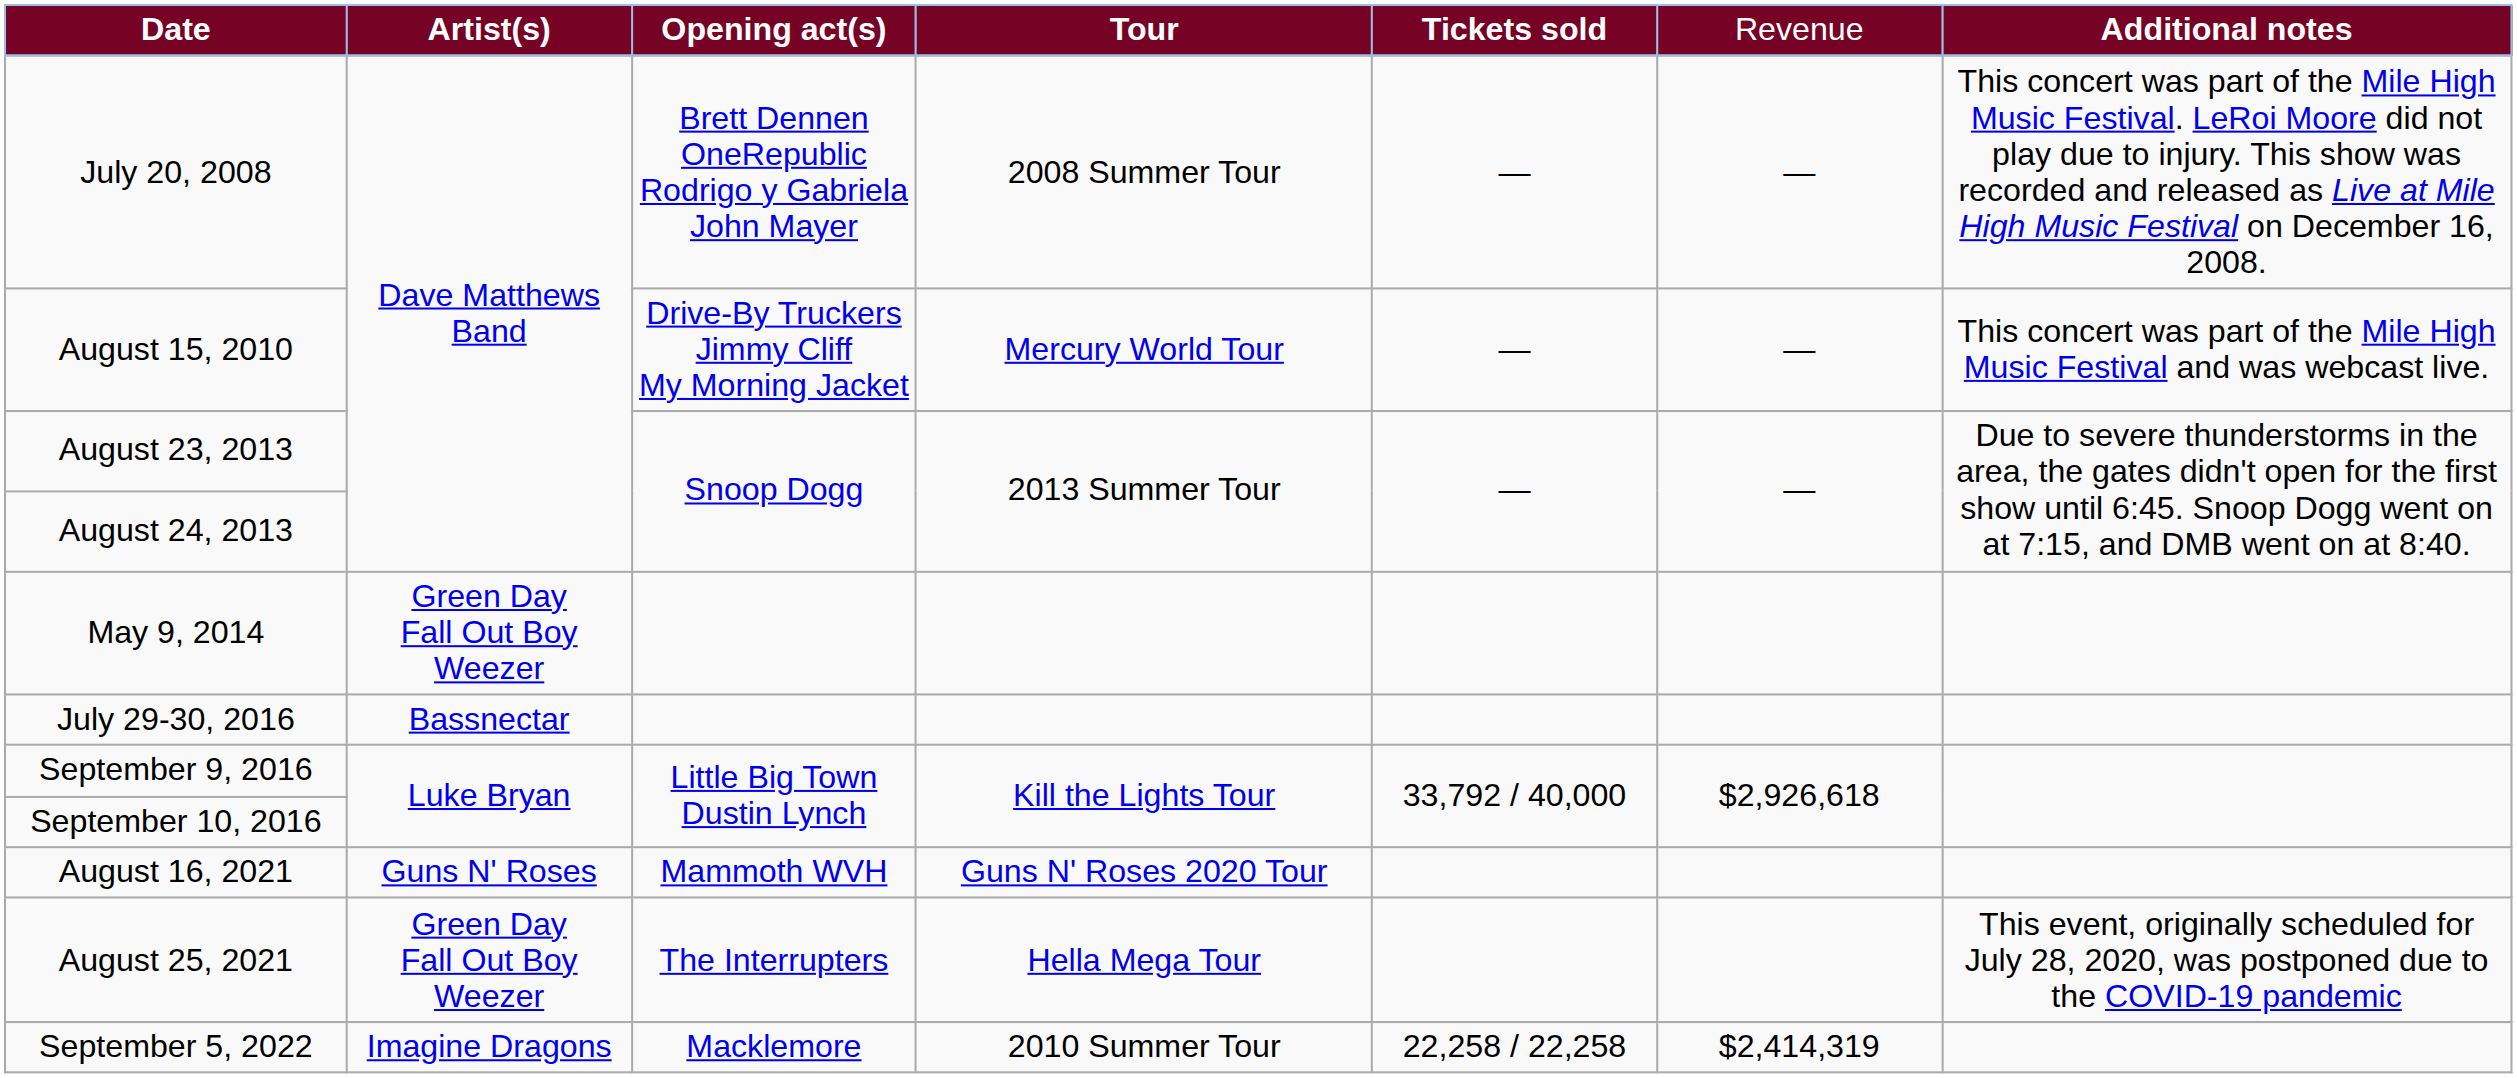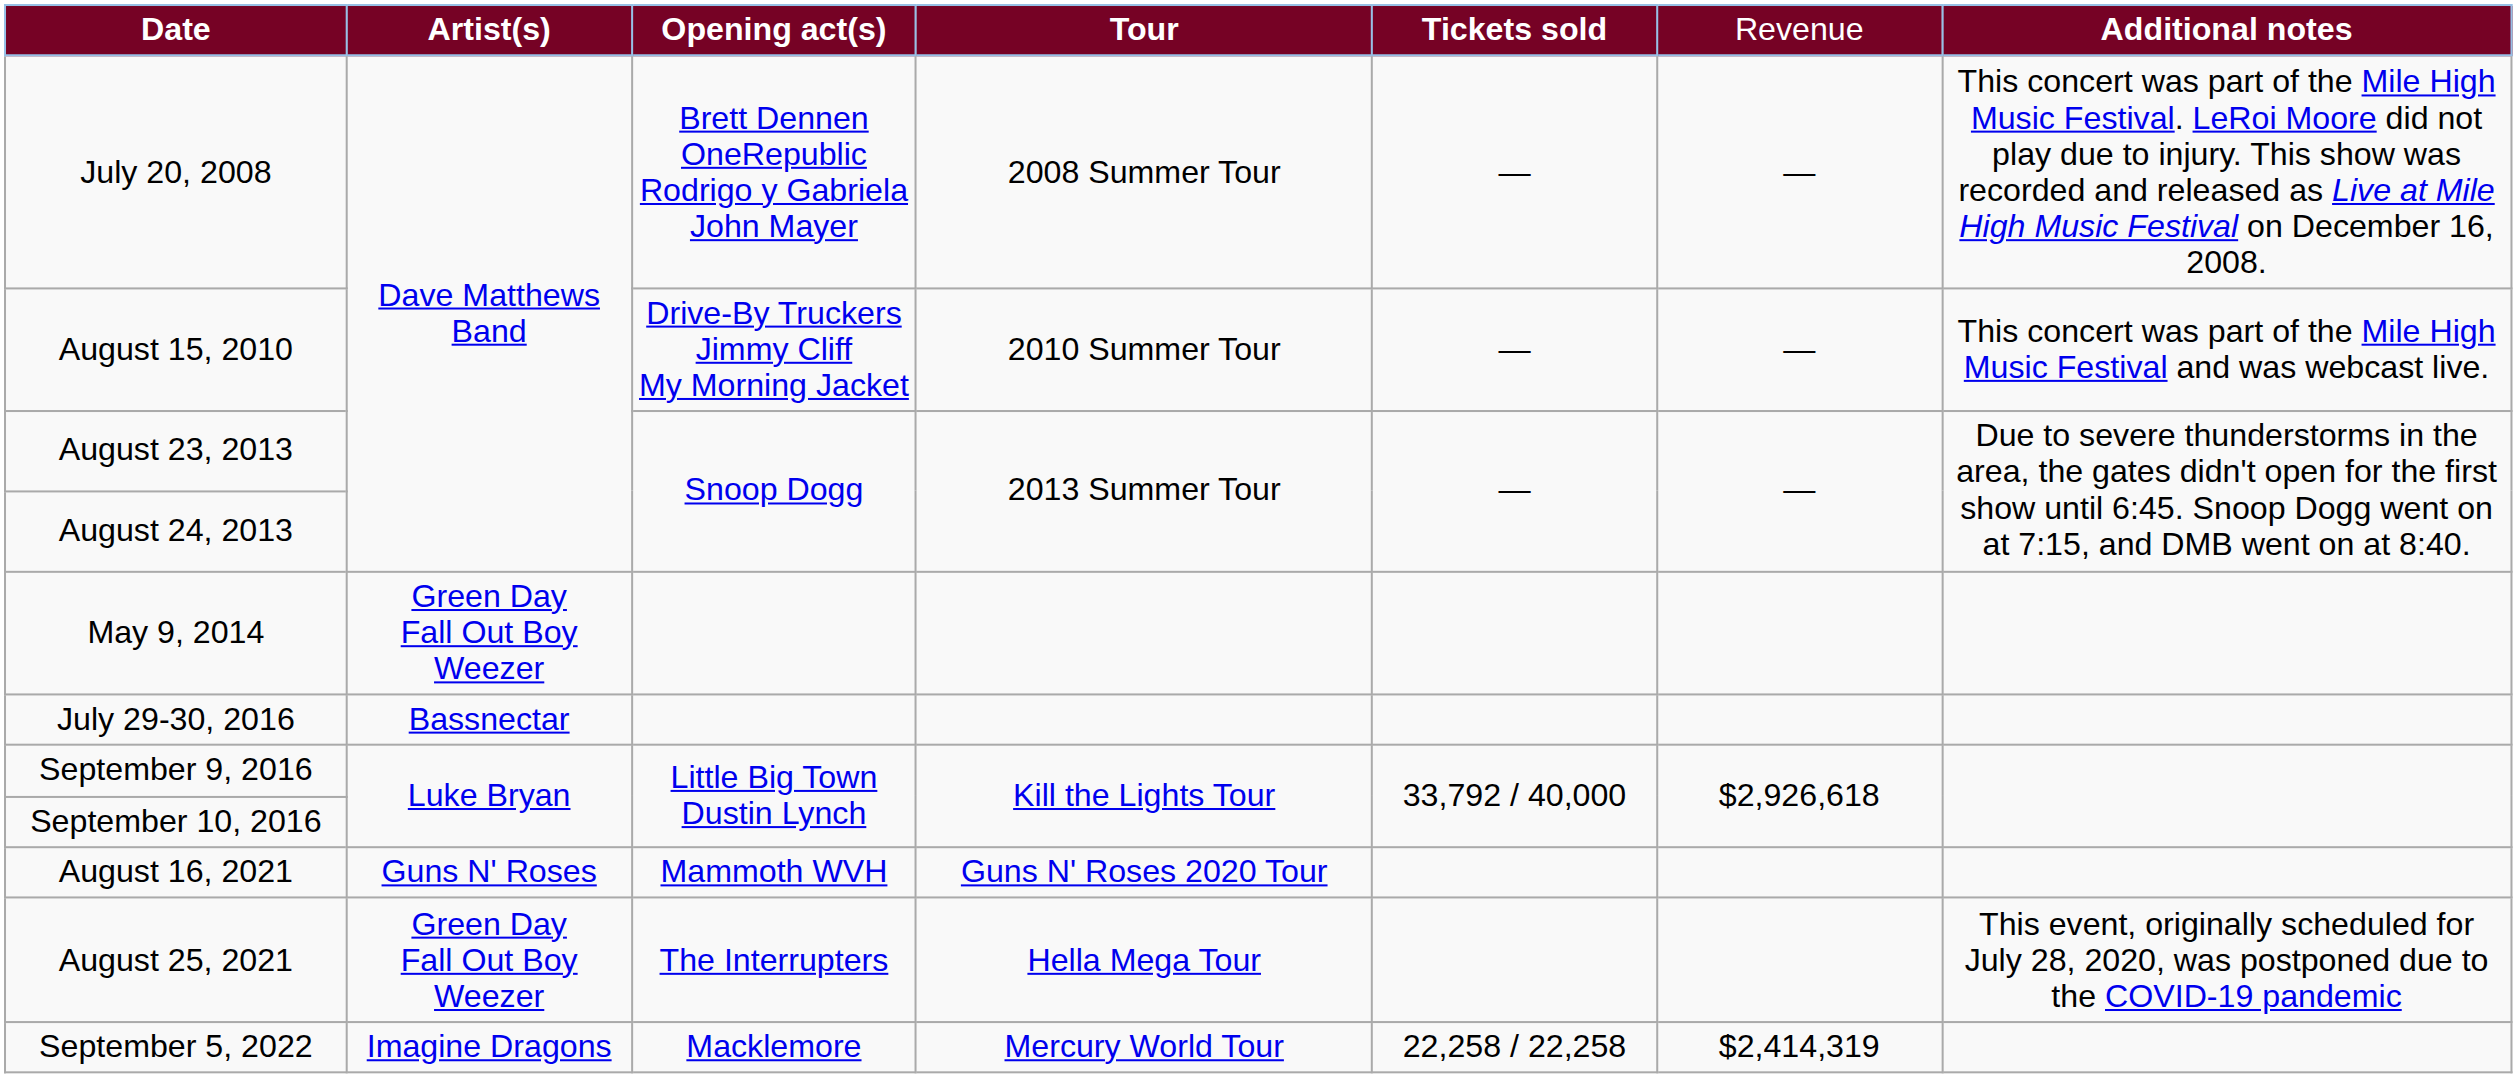(1144, 349) Mercury World Tour -> (1144, 349) 2010 Summer Tour
(1144, 1046) 2010 Summer Tour -> (1144, 1046) Mercury World Tour
